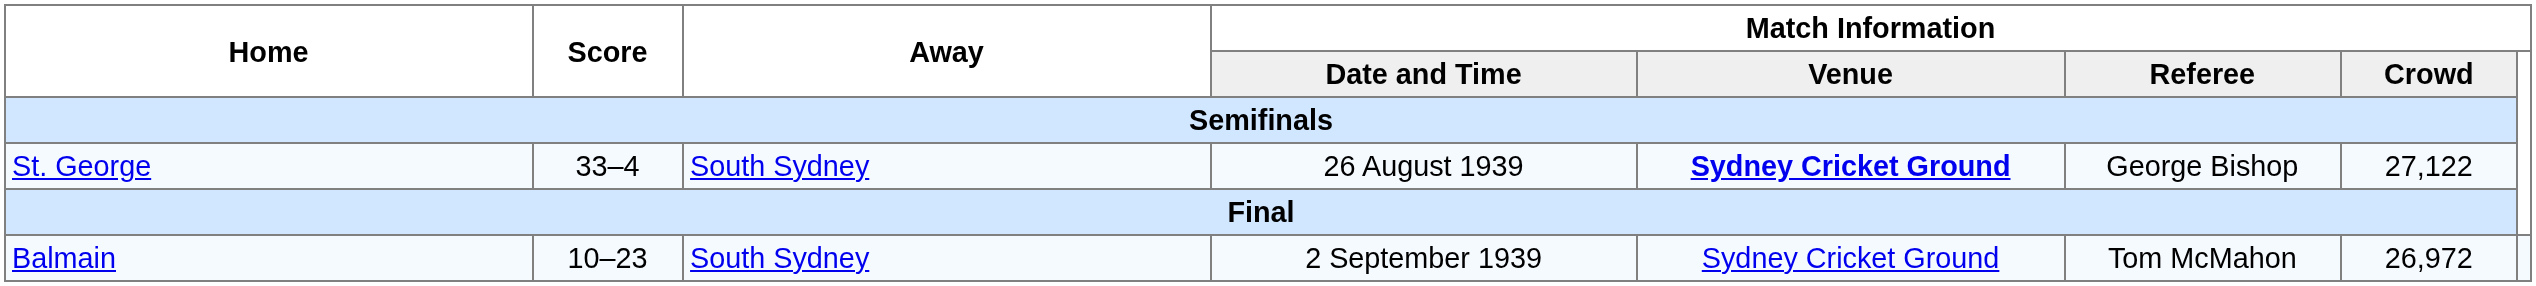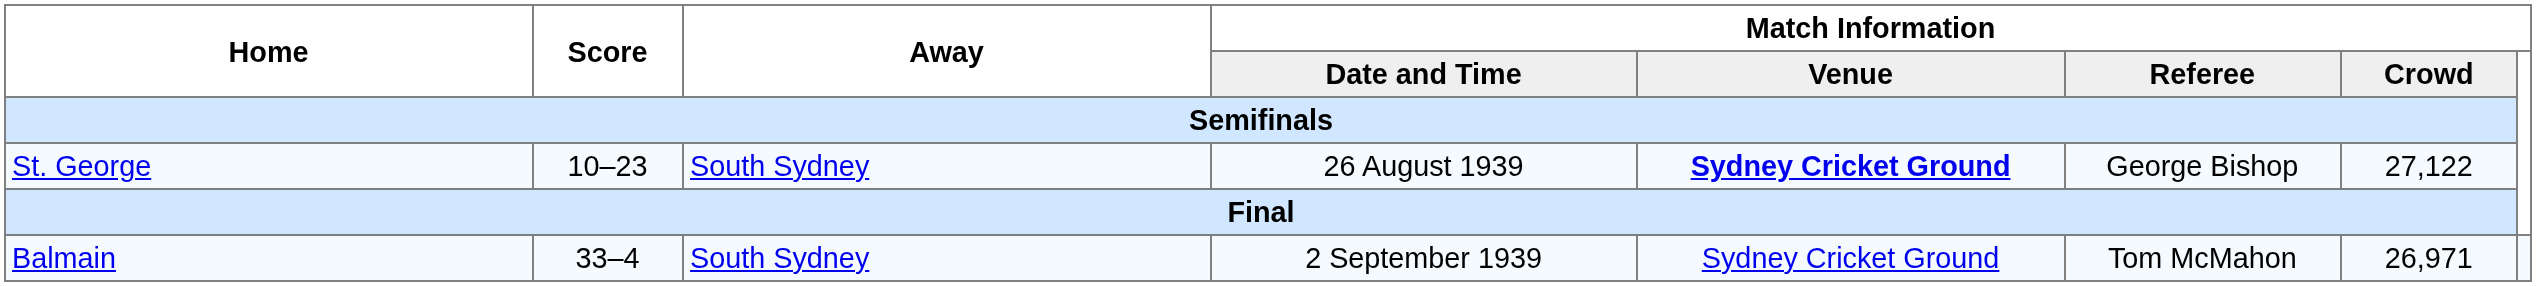(608, 166) 33–4 -> (608, 166) 10–23
(608, 258) 10–23 -> (608, 258) 33–4
(2429, 258) 26,972 -> (2429, 258) 26,971
